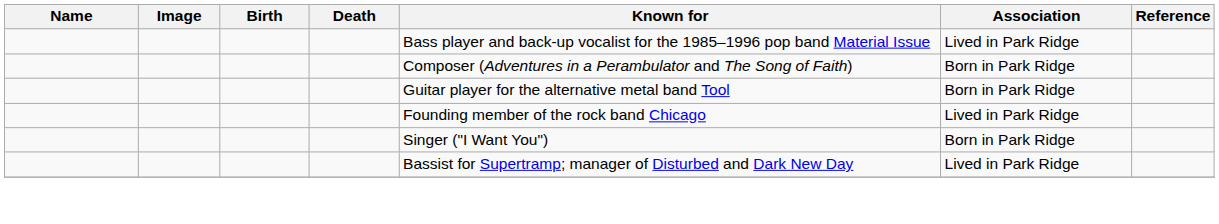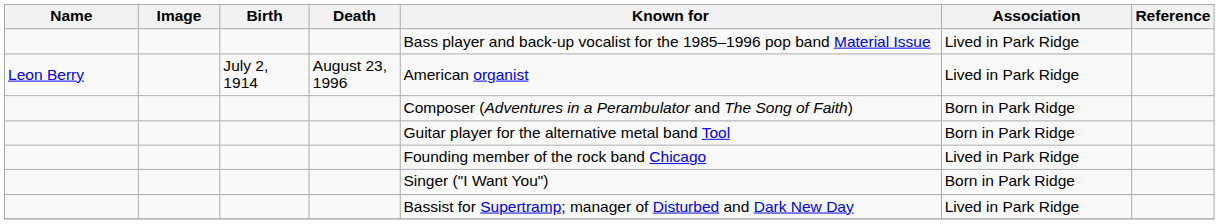+ row: (46, 74)
